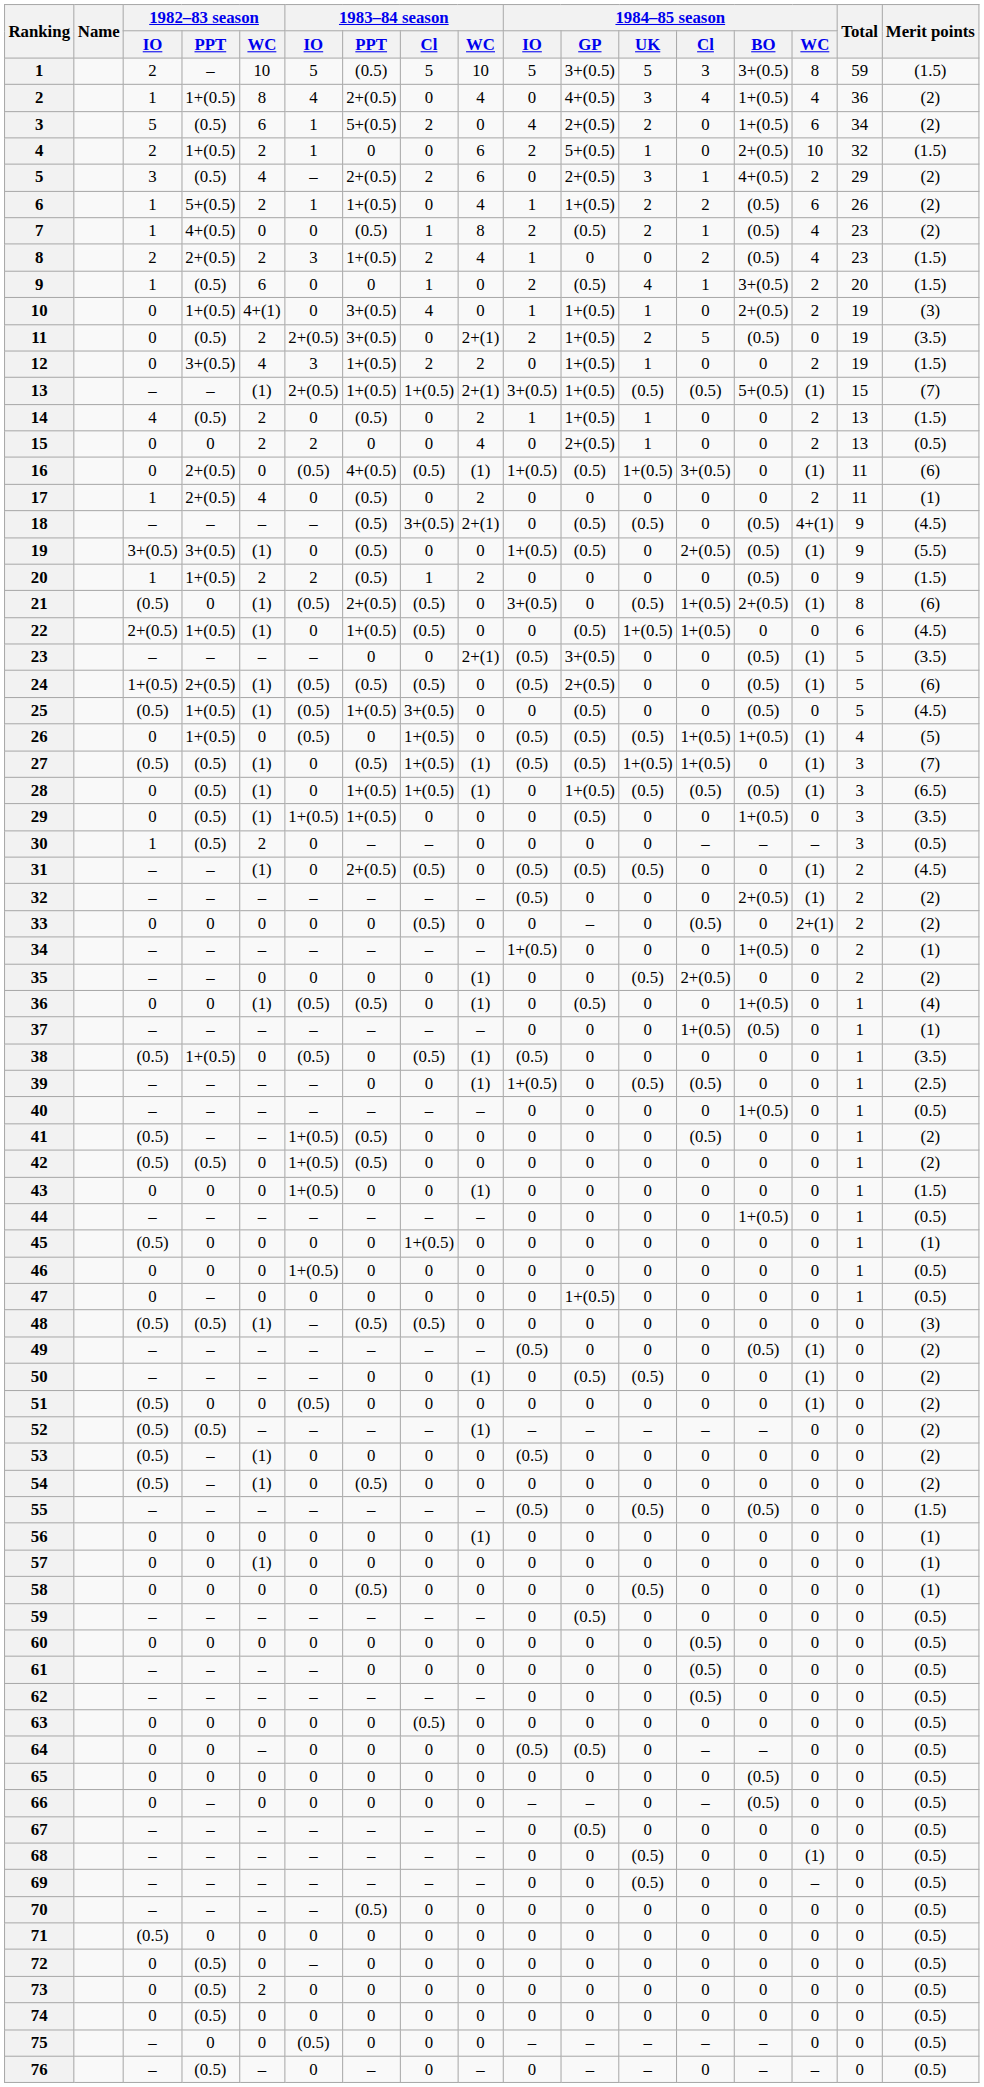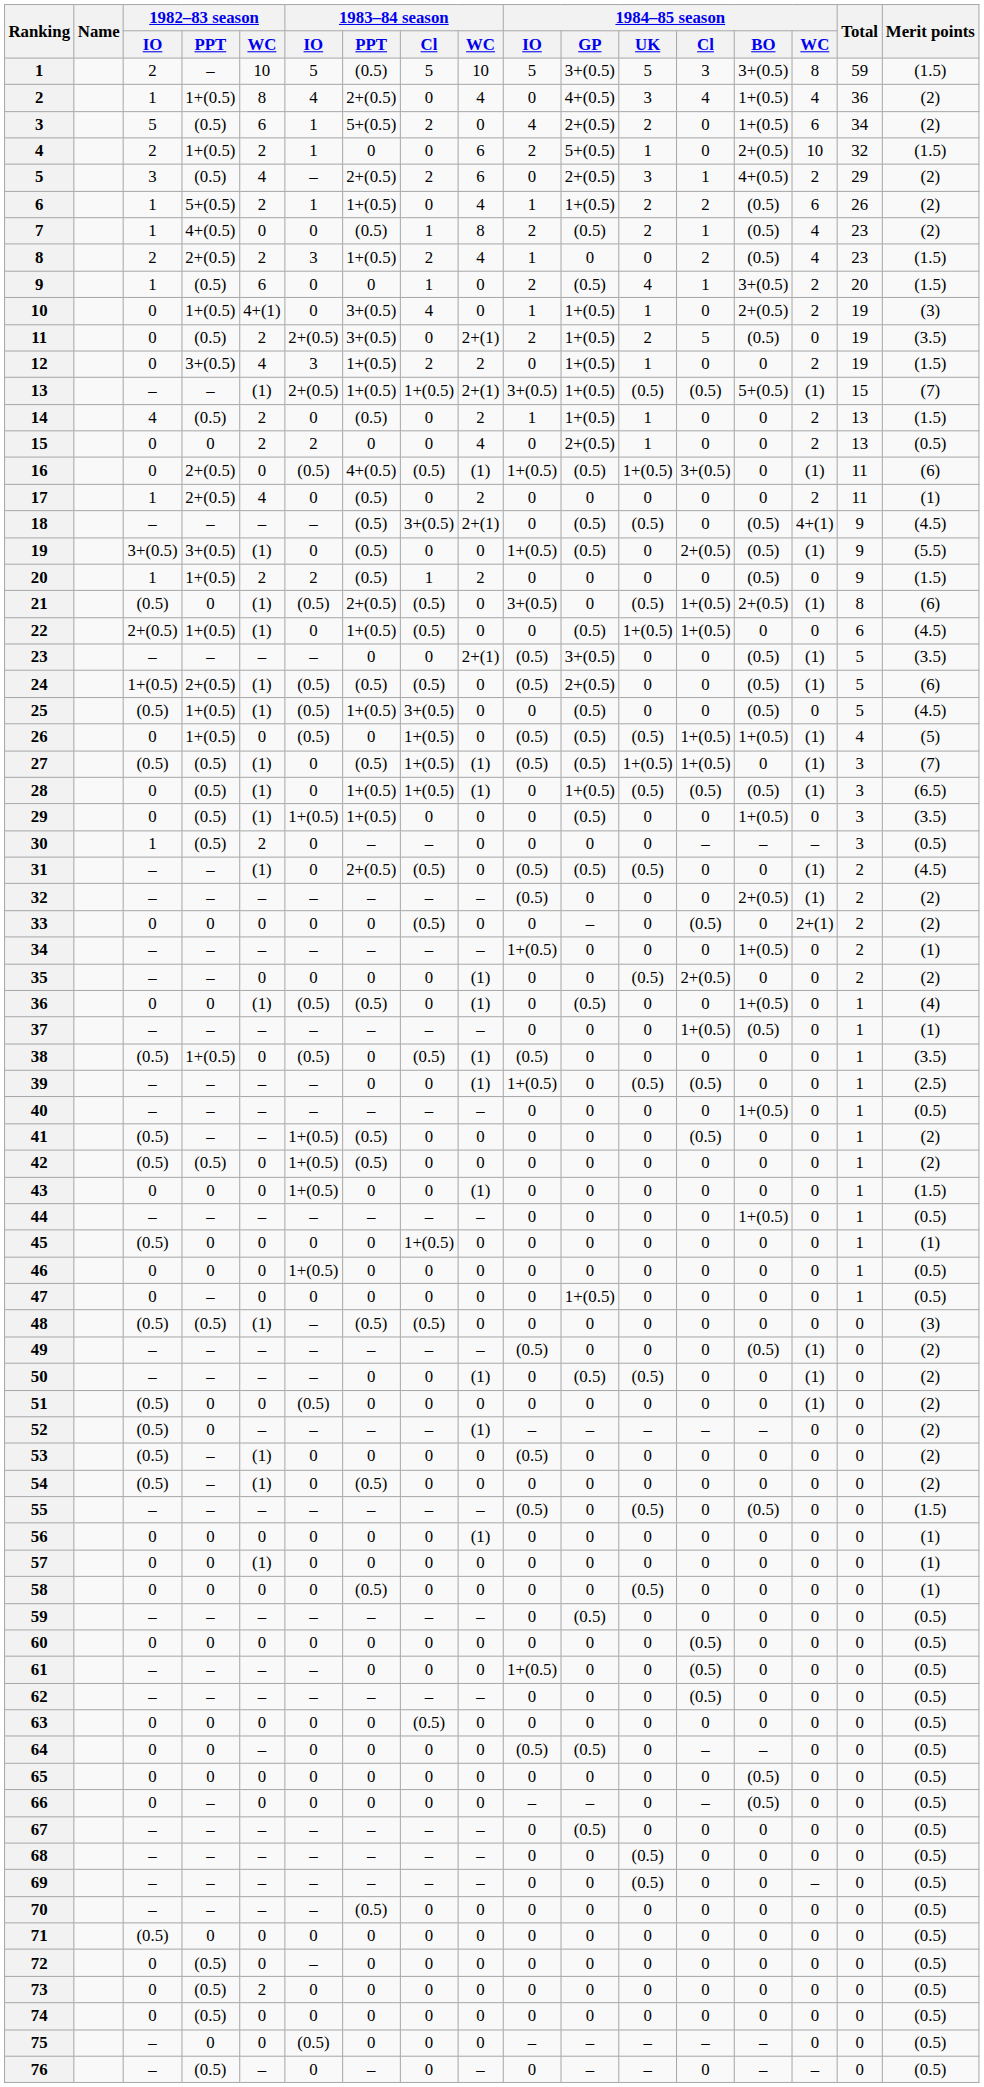(210, 1429) (0.5) -> (210, 1429) 0
(532, 1669) 0 -> (532, 1669) 1+(0.5)
(815, 1856) (1) -> (815, 1856) 0
